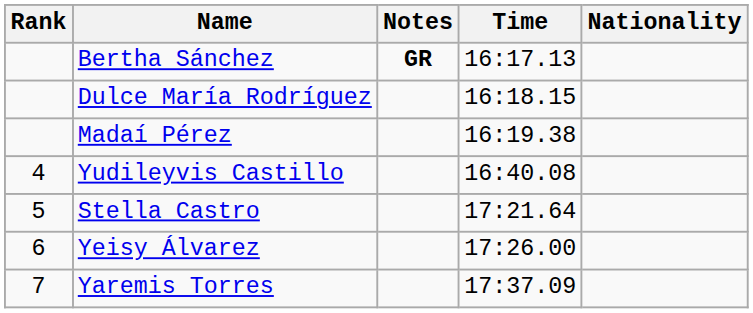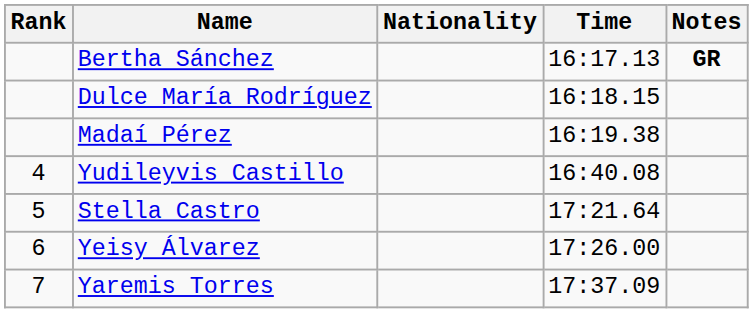columns swapped: (665, 24) <-> (418, 24)
